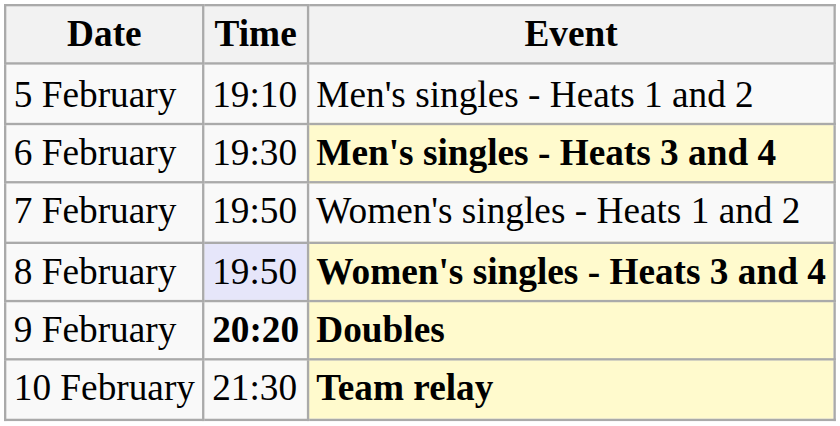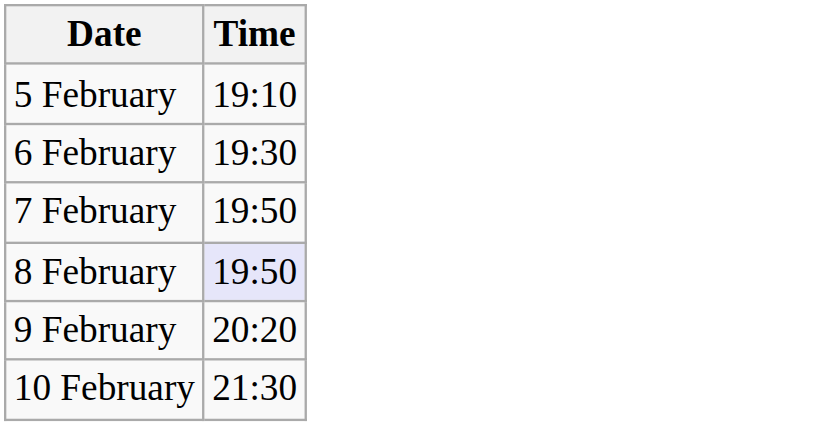- column: (571, 34)
(256, 329) bold -> (255, 329) normal
